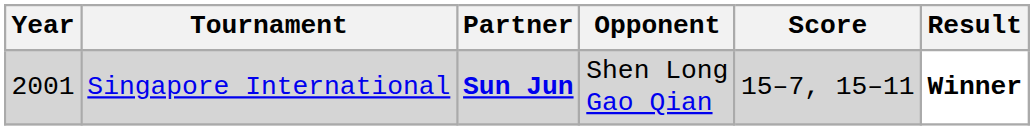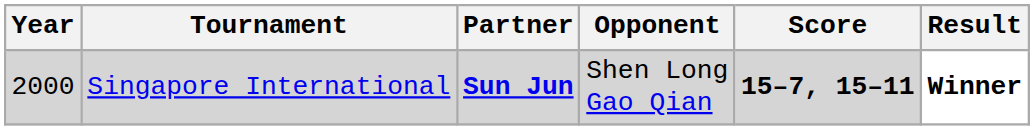(43, 87) 2001 -> (43, 87) 2000
(828, 87) normal -> (828, 87) bold
